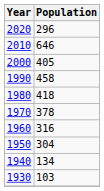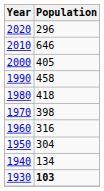(45, 112) 378 -> (45, 112) 398
(45, 178) normal -> (45, 178) bold
